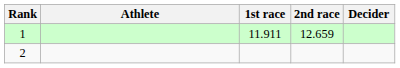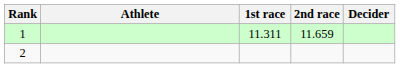(265, 33) 11.911 -> (265, 33) 11.311
(317, 33) 12.659 -> (317, 33) 11.659
